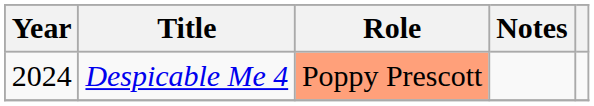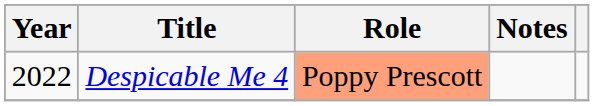(42, 75) 2024 -> (42, 75) 2022
